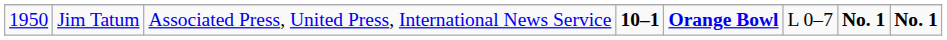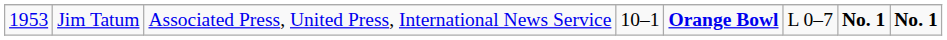(29, 19) 1950 -> (29, 19) 1953
(640, 19) bold -> (640, 19) normal
